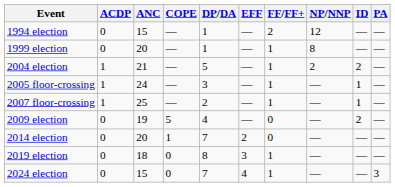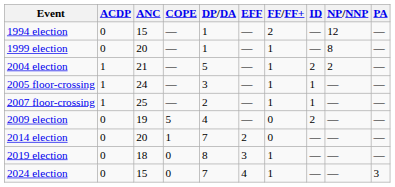columns swapped: (362, 13) <-> (330, 13)
